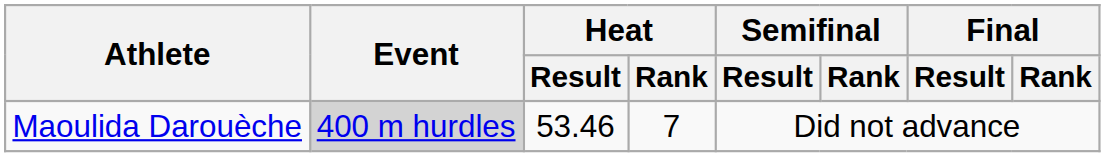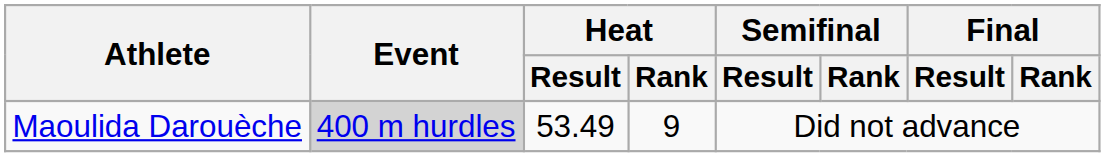(575, 127) 53.46 -> (575, 127) 53.49
(671, 127) 7 -> (671, 127) 9
